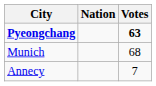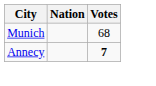- row: (41, 33)
(135, 71) normal -> (104, 52) bold
